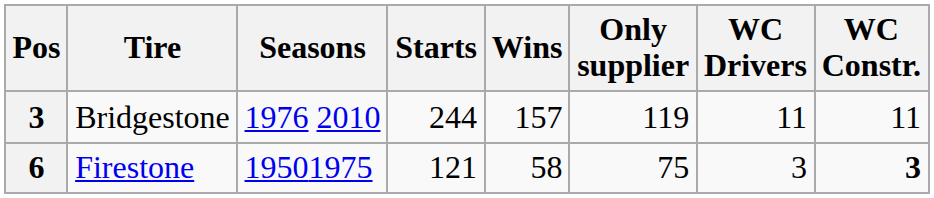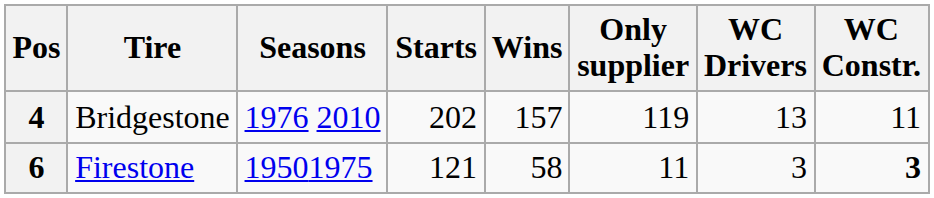(36, 116) 3 -> (36, 116) 4
(453, 116) 244 -> (453, 116) 202
(792, 116) 11 -> (791, 116) 13
(673, 167) 75 -> (674, 167) 11
